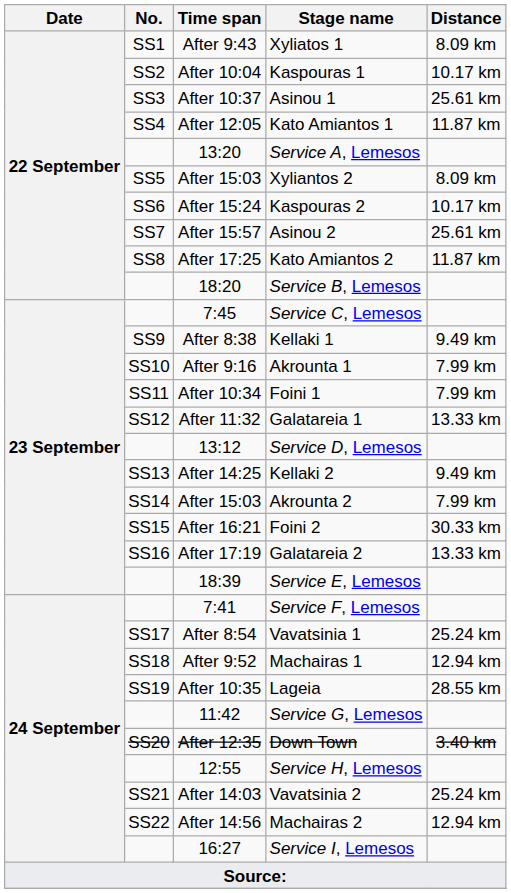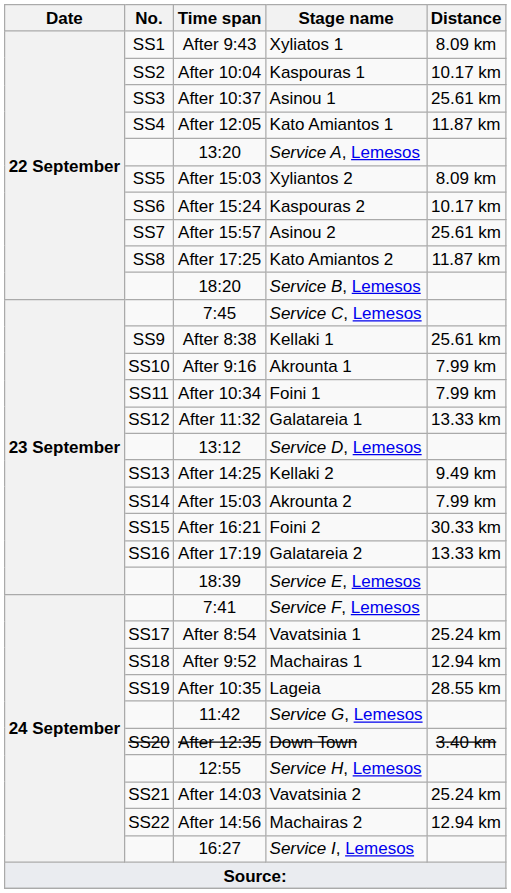(466, 339) 9.49 km -> (466, 339) 25.61 km
